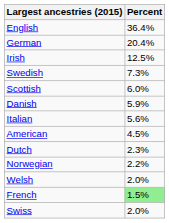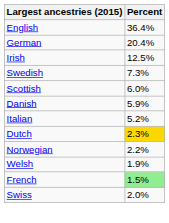(138, 119) 5.6% -> (138, 119) 5.2%
- row: (27, 134)
(138, 150) no background -> (138, 134) gold background
(138, 180) 2.0% -> (138, 165) 1.9%
